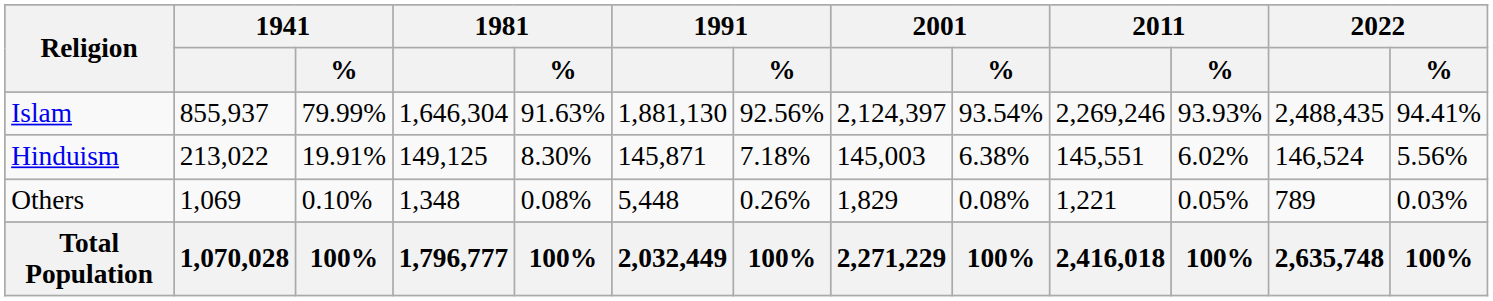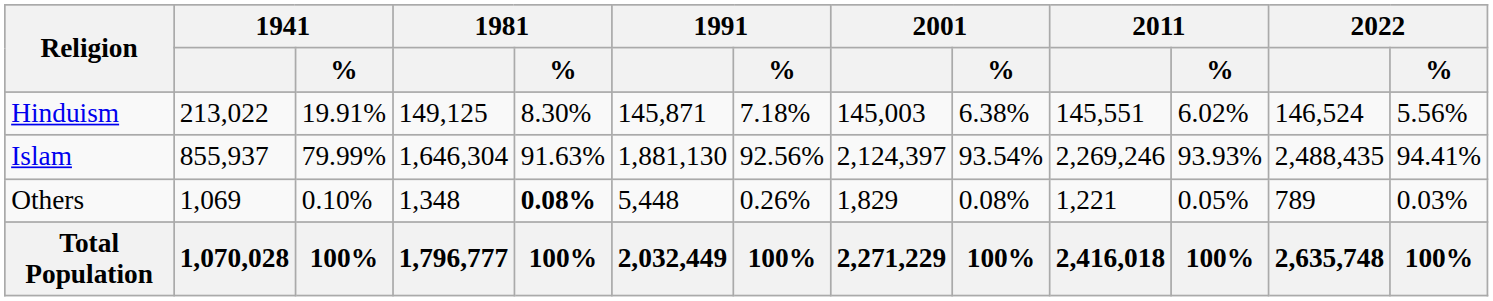rows swapped: (42, 112) <-> (65, 156)
(556, 199) normal -> (558, 199) bold
